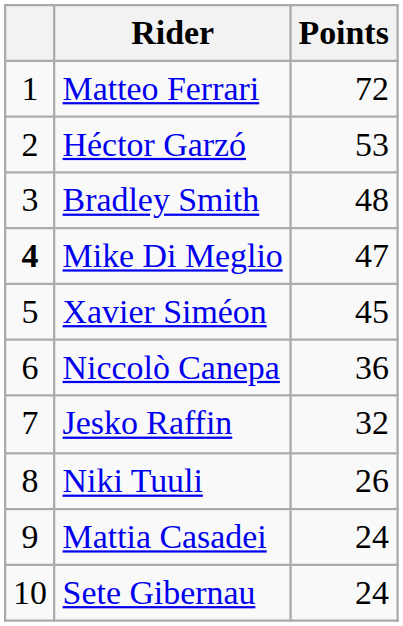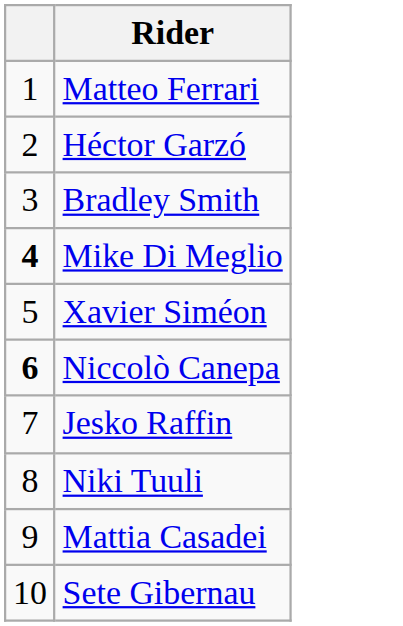- column: (344, 32)
(30, 367) normal -> (30, 367) bold
